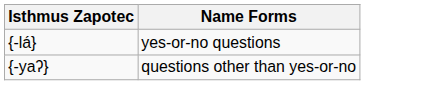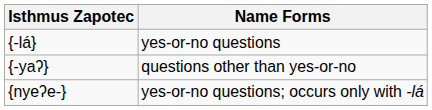+ row: (37, 92)
